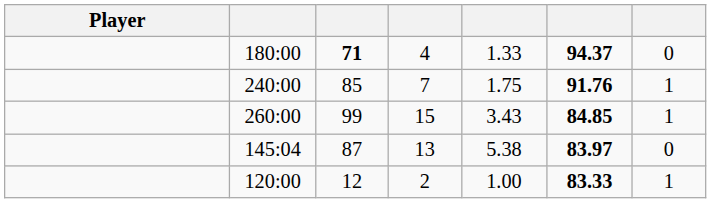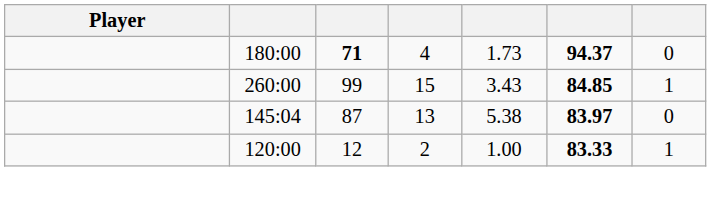(504, 52) 1.33 -> (504, 52) 1.73
- row: (273, 85)
